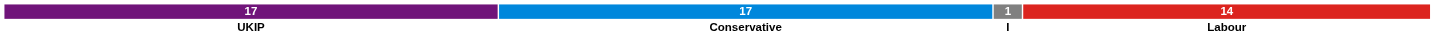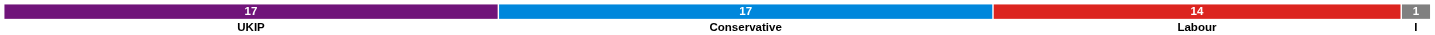columns swapped: (1227, 11) <-> (1008, 11)
